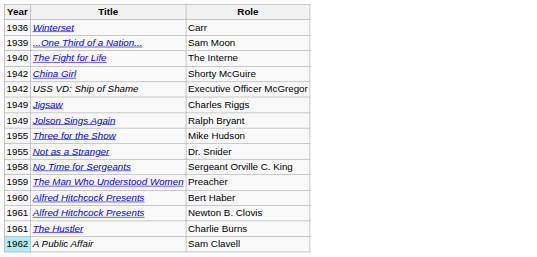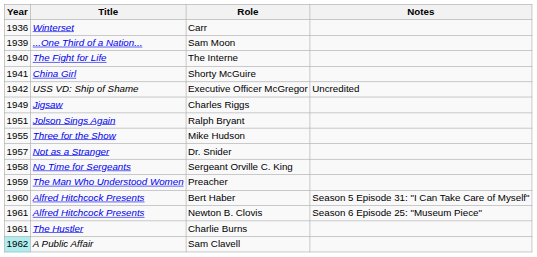+ column: (421, 12)
(17, 74) 1942 -> (17, 74) 1941
(17, 120) 1949 -> (17, 120) 1951
(17, 151) 1955 -> (17, 151) 1957
